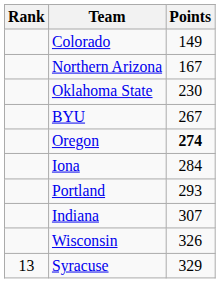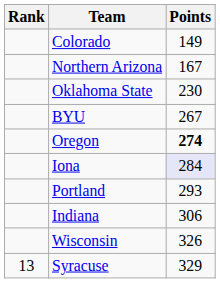(190, 166) no background -> (190, 166) lavender background
(190, 215) 307 -> (190, 215) 306
